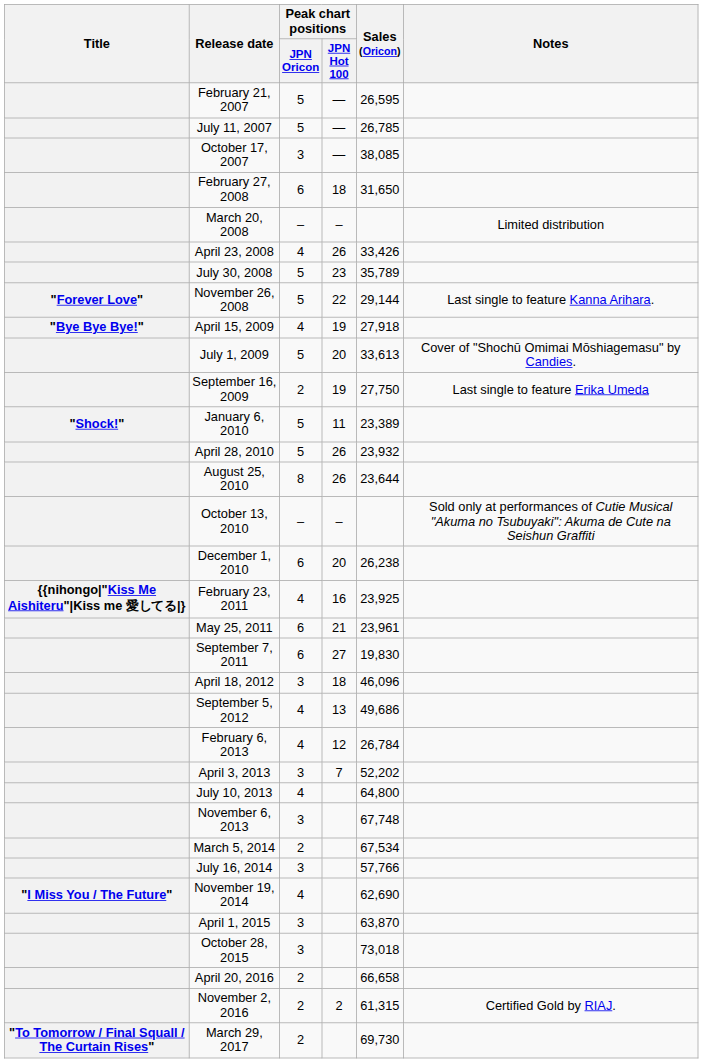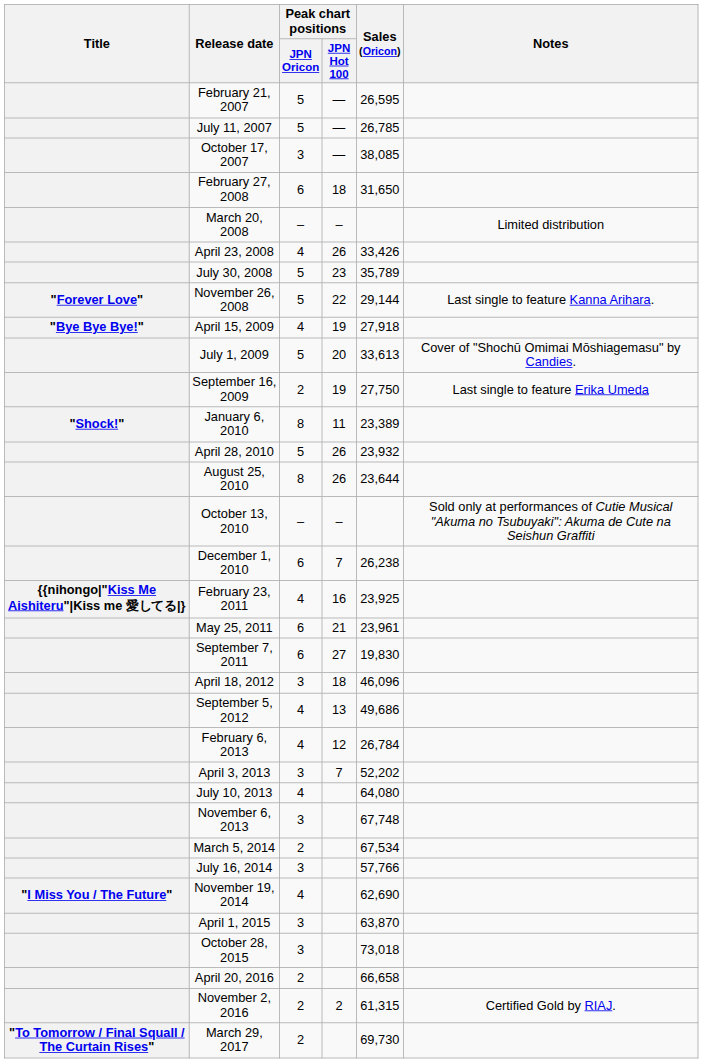(301, 424) 5 -> (301, 424) 8
(339, 563) 20 -> (339, 563) 7
(380, 792) 64,800 -> (380, 792) 64,080
